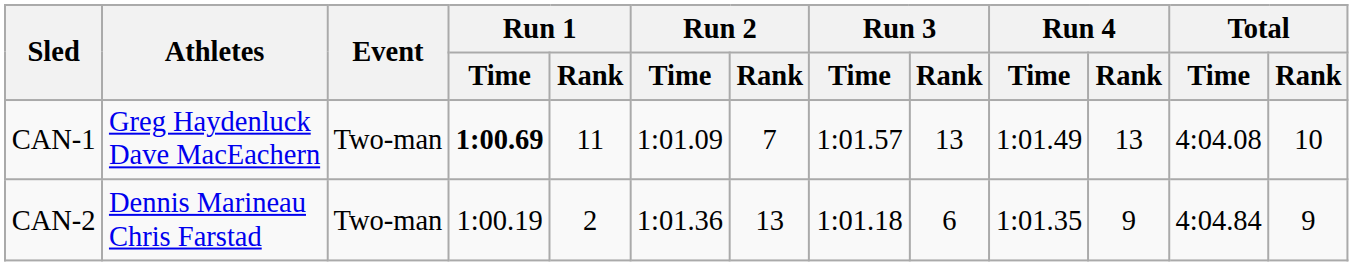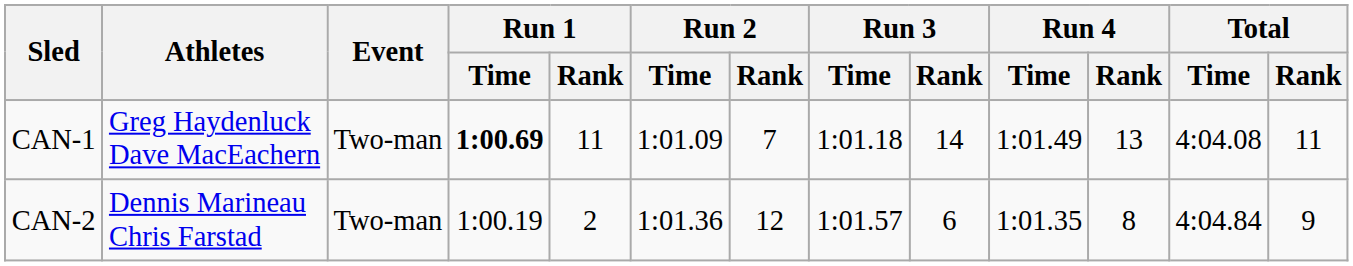(860, 139) 1:01.57 -> (860, 139) 1:01.18
(949, 139) 13 -> (949, 139) 14
(1308, 139) 10 -> (1308, 139) 11
(770, 219) 13 -> (770, 219) 12
(860, 219) 1:01.18 -> (860, 219) 1:01.57
(1129, 219) 9 -> (1129, 219) 8
